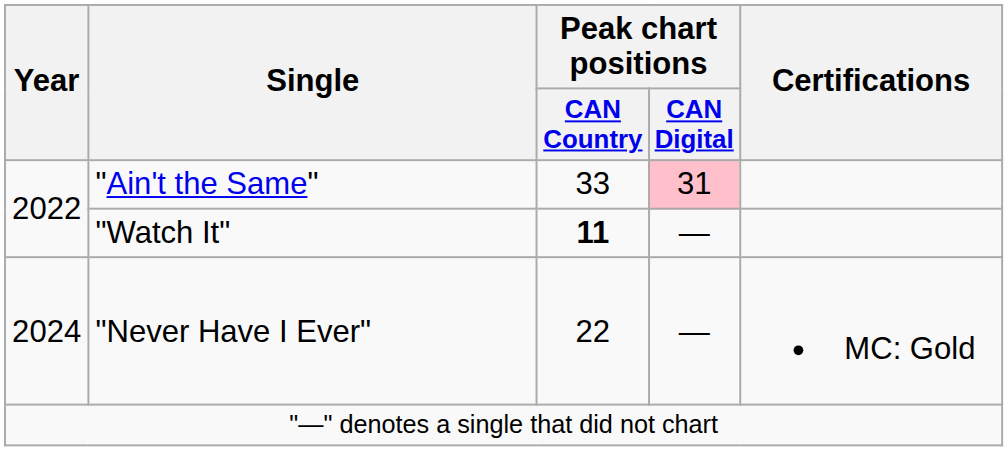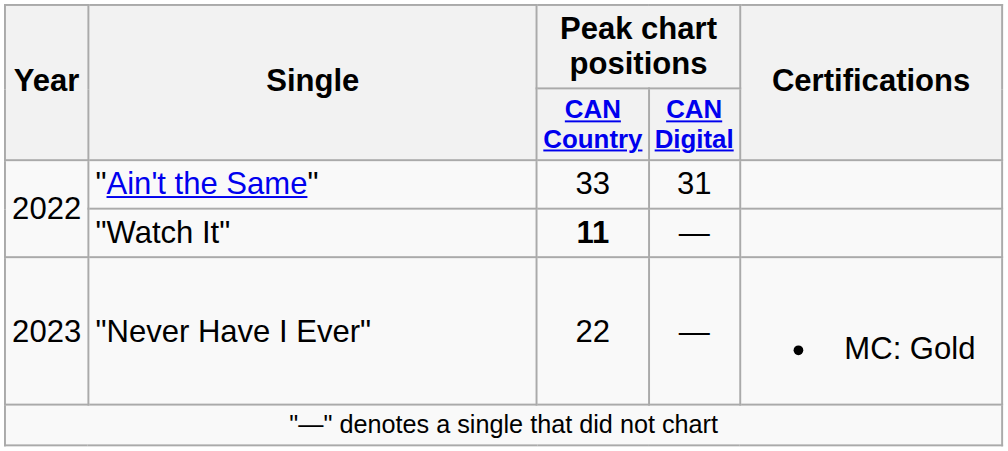(694, 183) pink background -> (694, 183) no background
(47, 330) 2024 -> (47, 330) 2023
